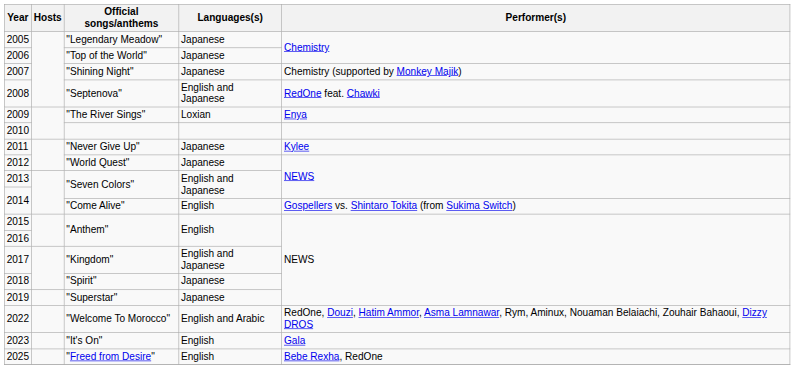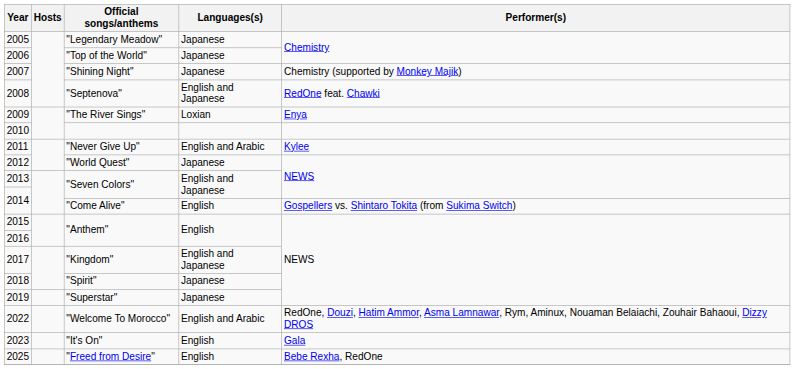(203, 147) Japanese -> (223, 147) English and Arabic
